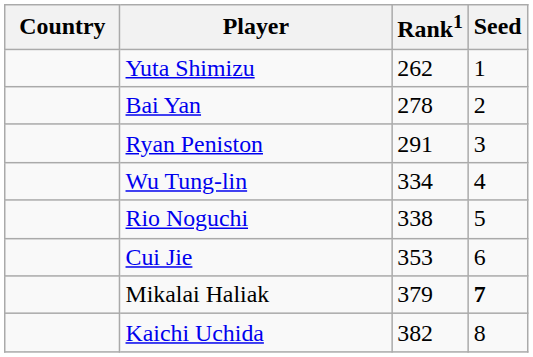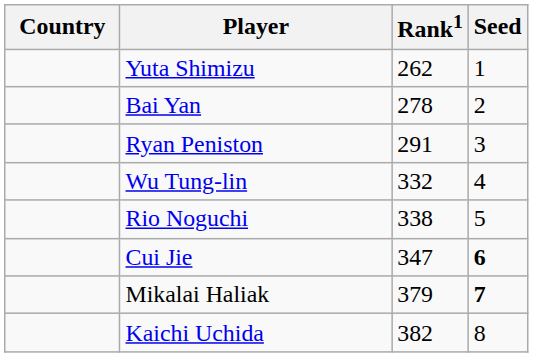(415, 181) 334 -> (415, 181) 332
(415, 256) 353 -> (415, 256) 347
(480, 256) normal -> (480, 256) bold
